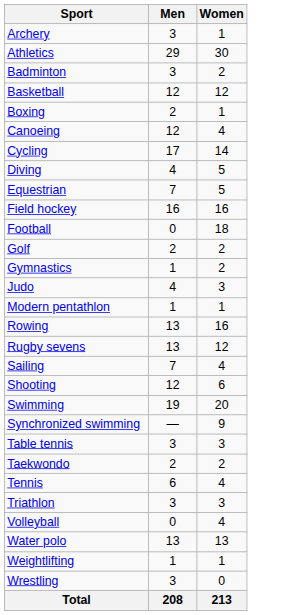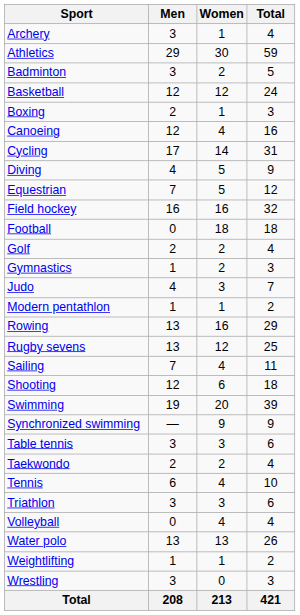+ column: (271, 14)
